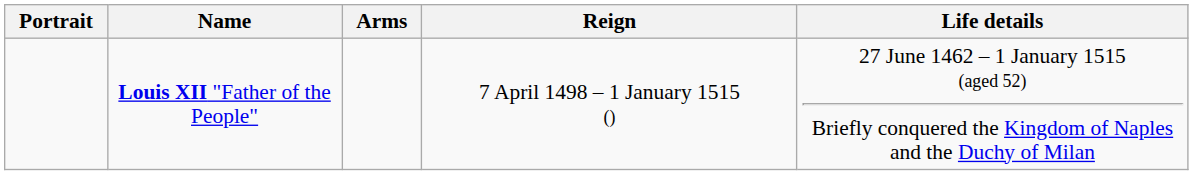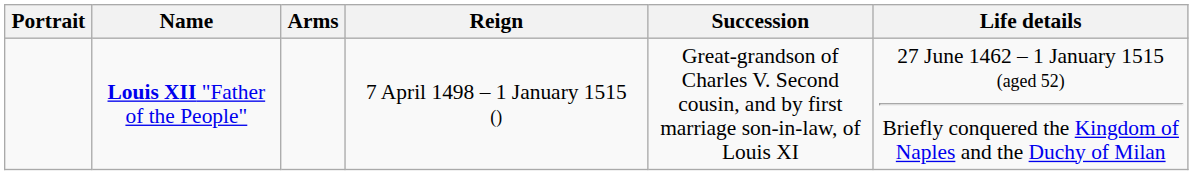+ column: (760, 21)
